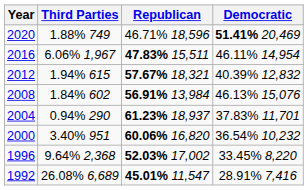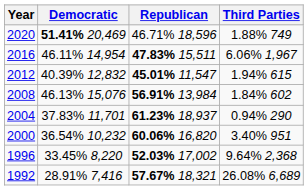columns swapped: (258, 15) <-> (80, 15)
(167, 75) 57.67% 18,321 -> (174, 75) 45.01% 11,547
(167, 175) 45.01% 11,547 -> (174, 175) 57.67% 18,321
